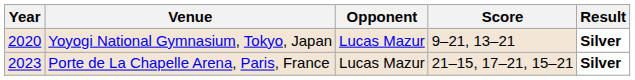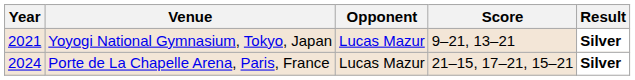(25, 40) 2020 -> (25, 40) 2021
(25, 64) 2023 -> (25, 64) 2024
